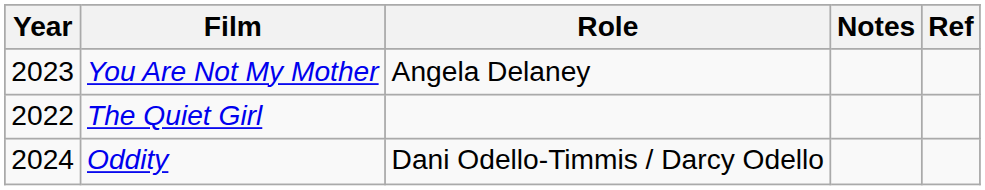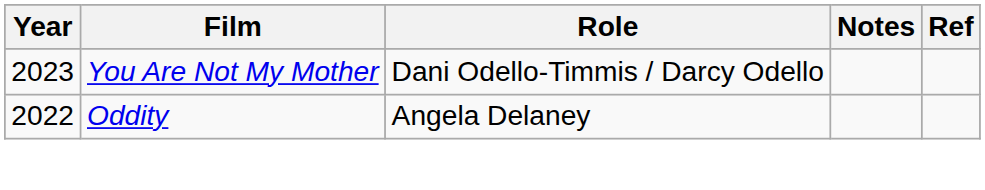(491, 71) Angela Delaney -> (608, 71) Dani Odello-Timmis / Darcy Odello
- row: (175, 116)
(43, 160) 2024 -> (43, 116) 2022
(608, 160) Dani Odello-Timmis / Darcy Odello -> (491, 116) Angela Delaney
